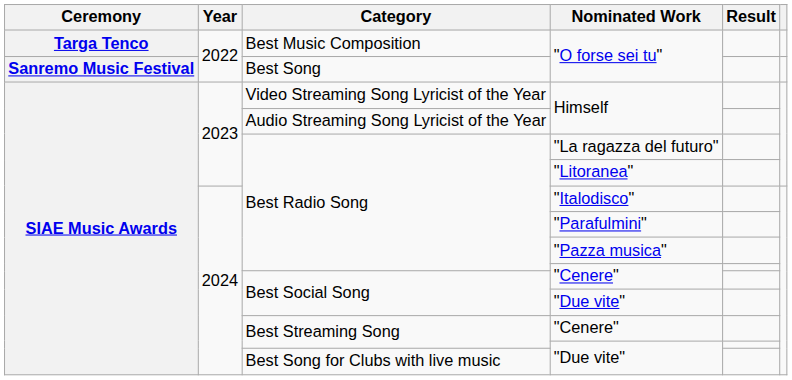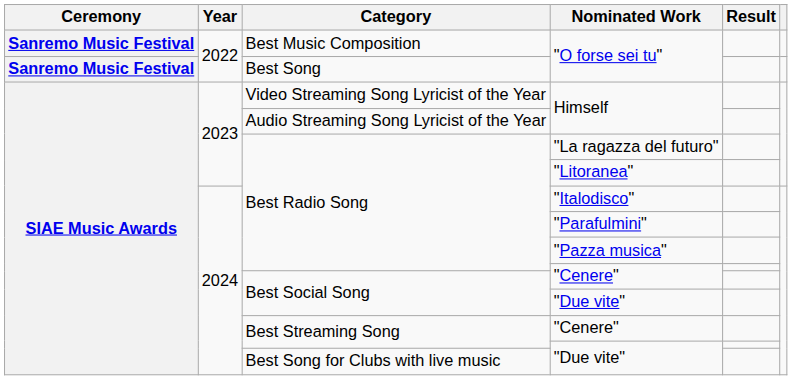(101, 43) Targa Tenco -> (101, 43) Sanremo Music Festival
